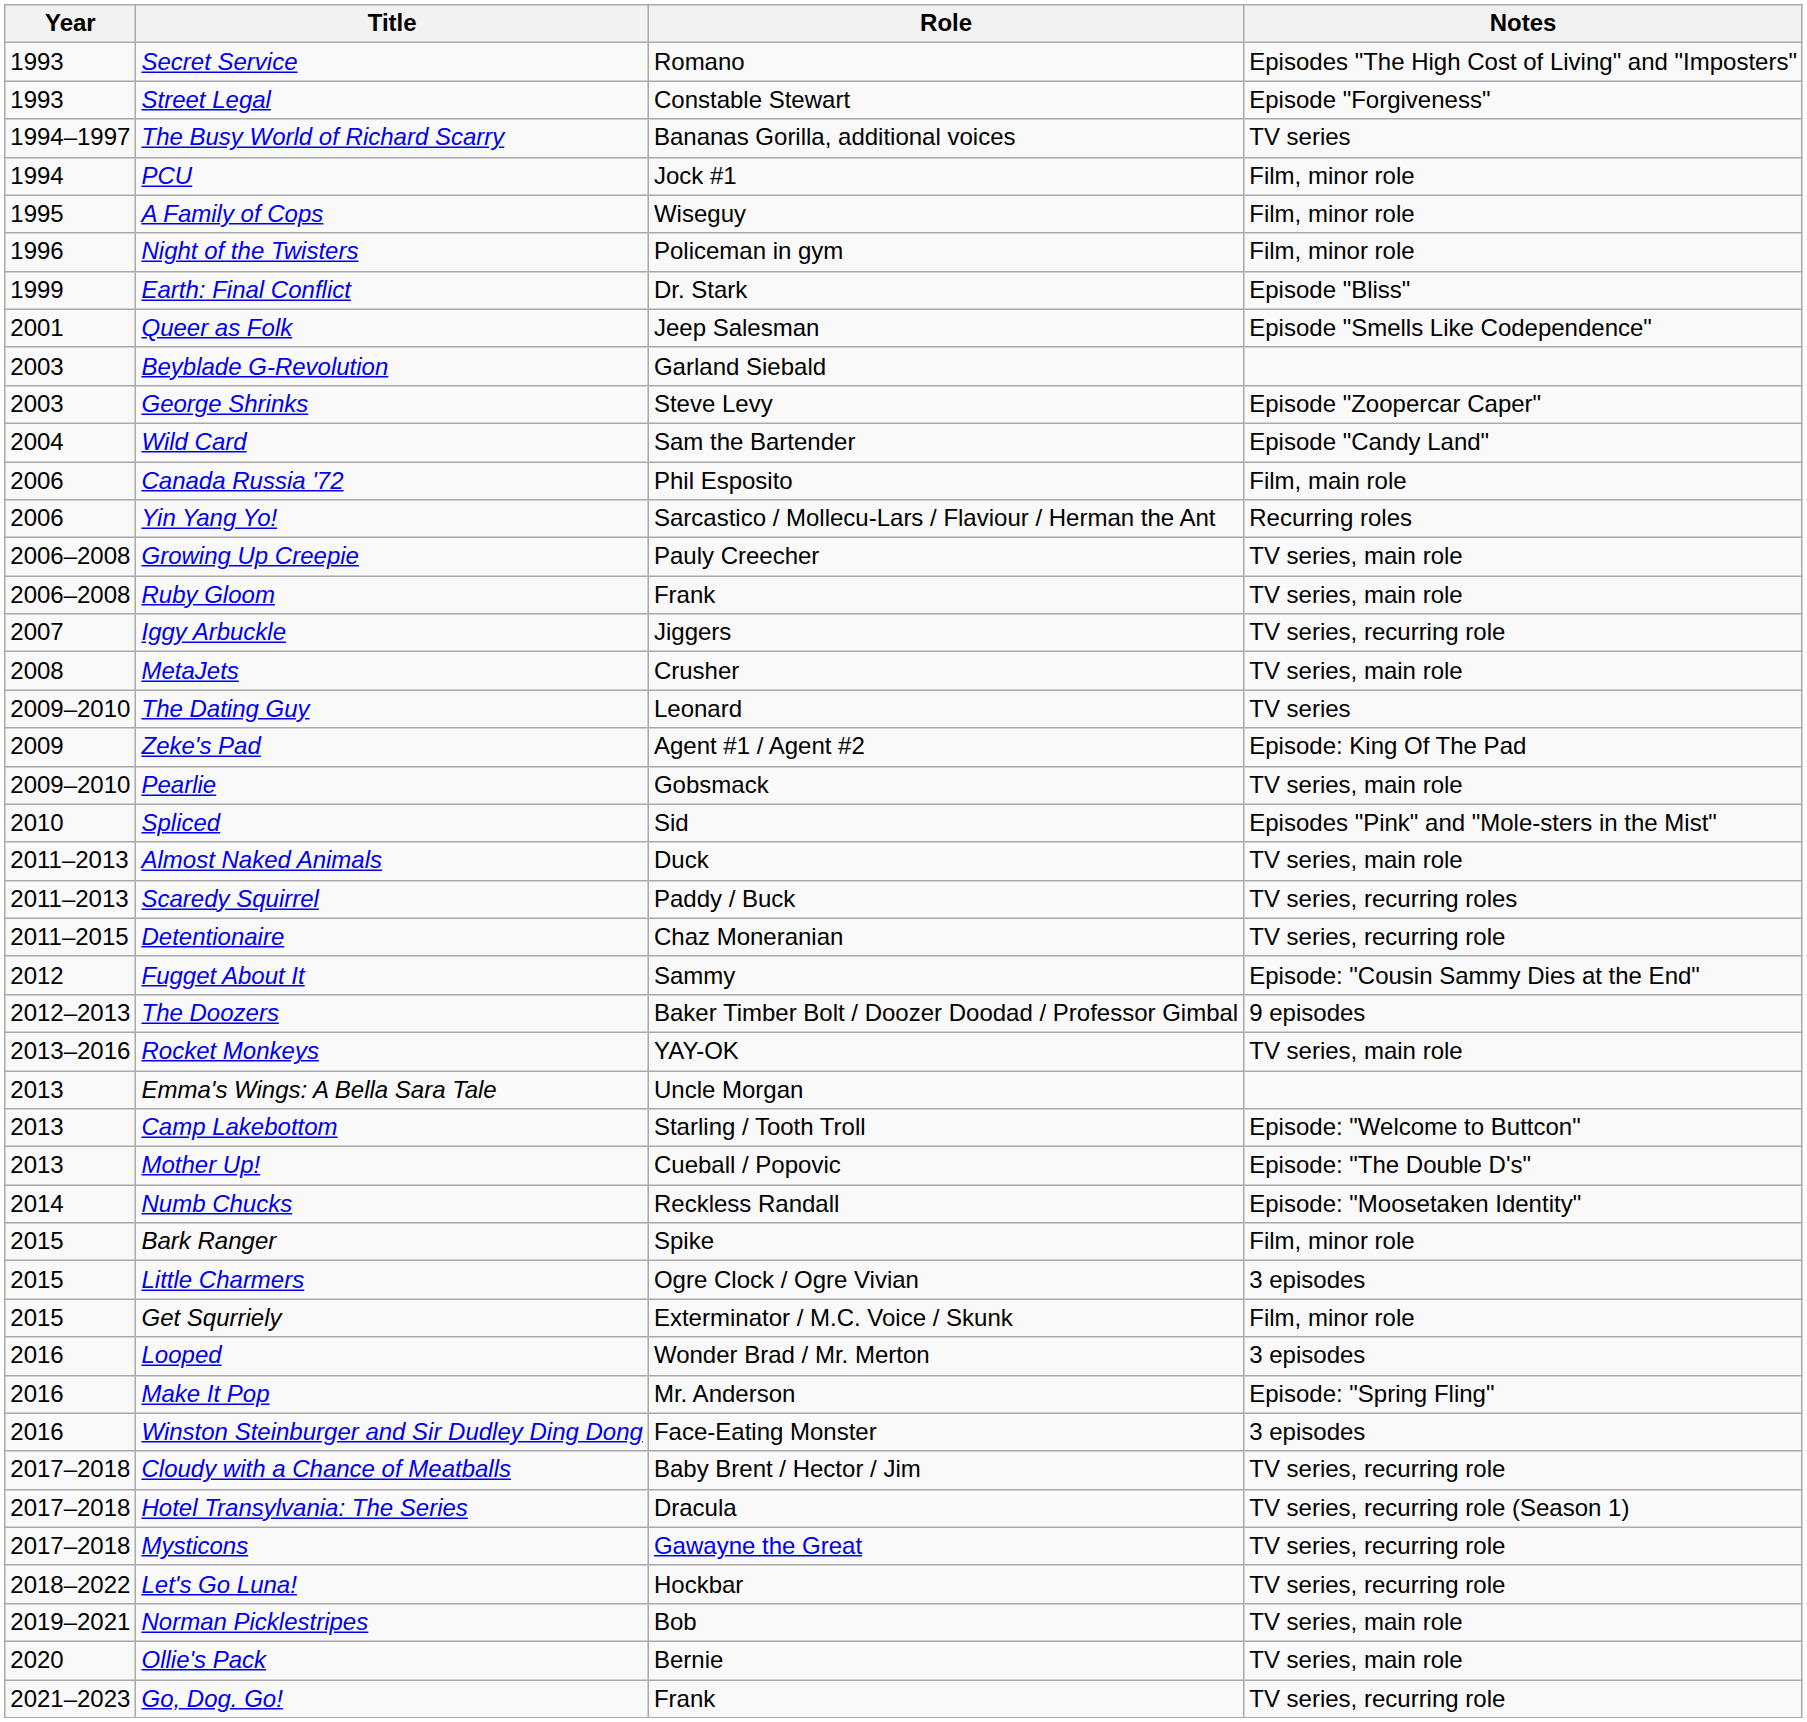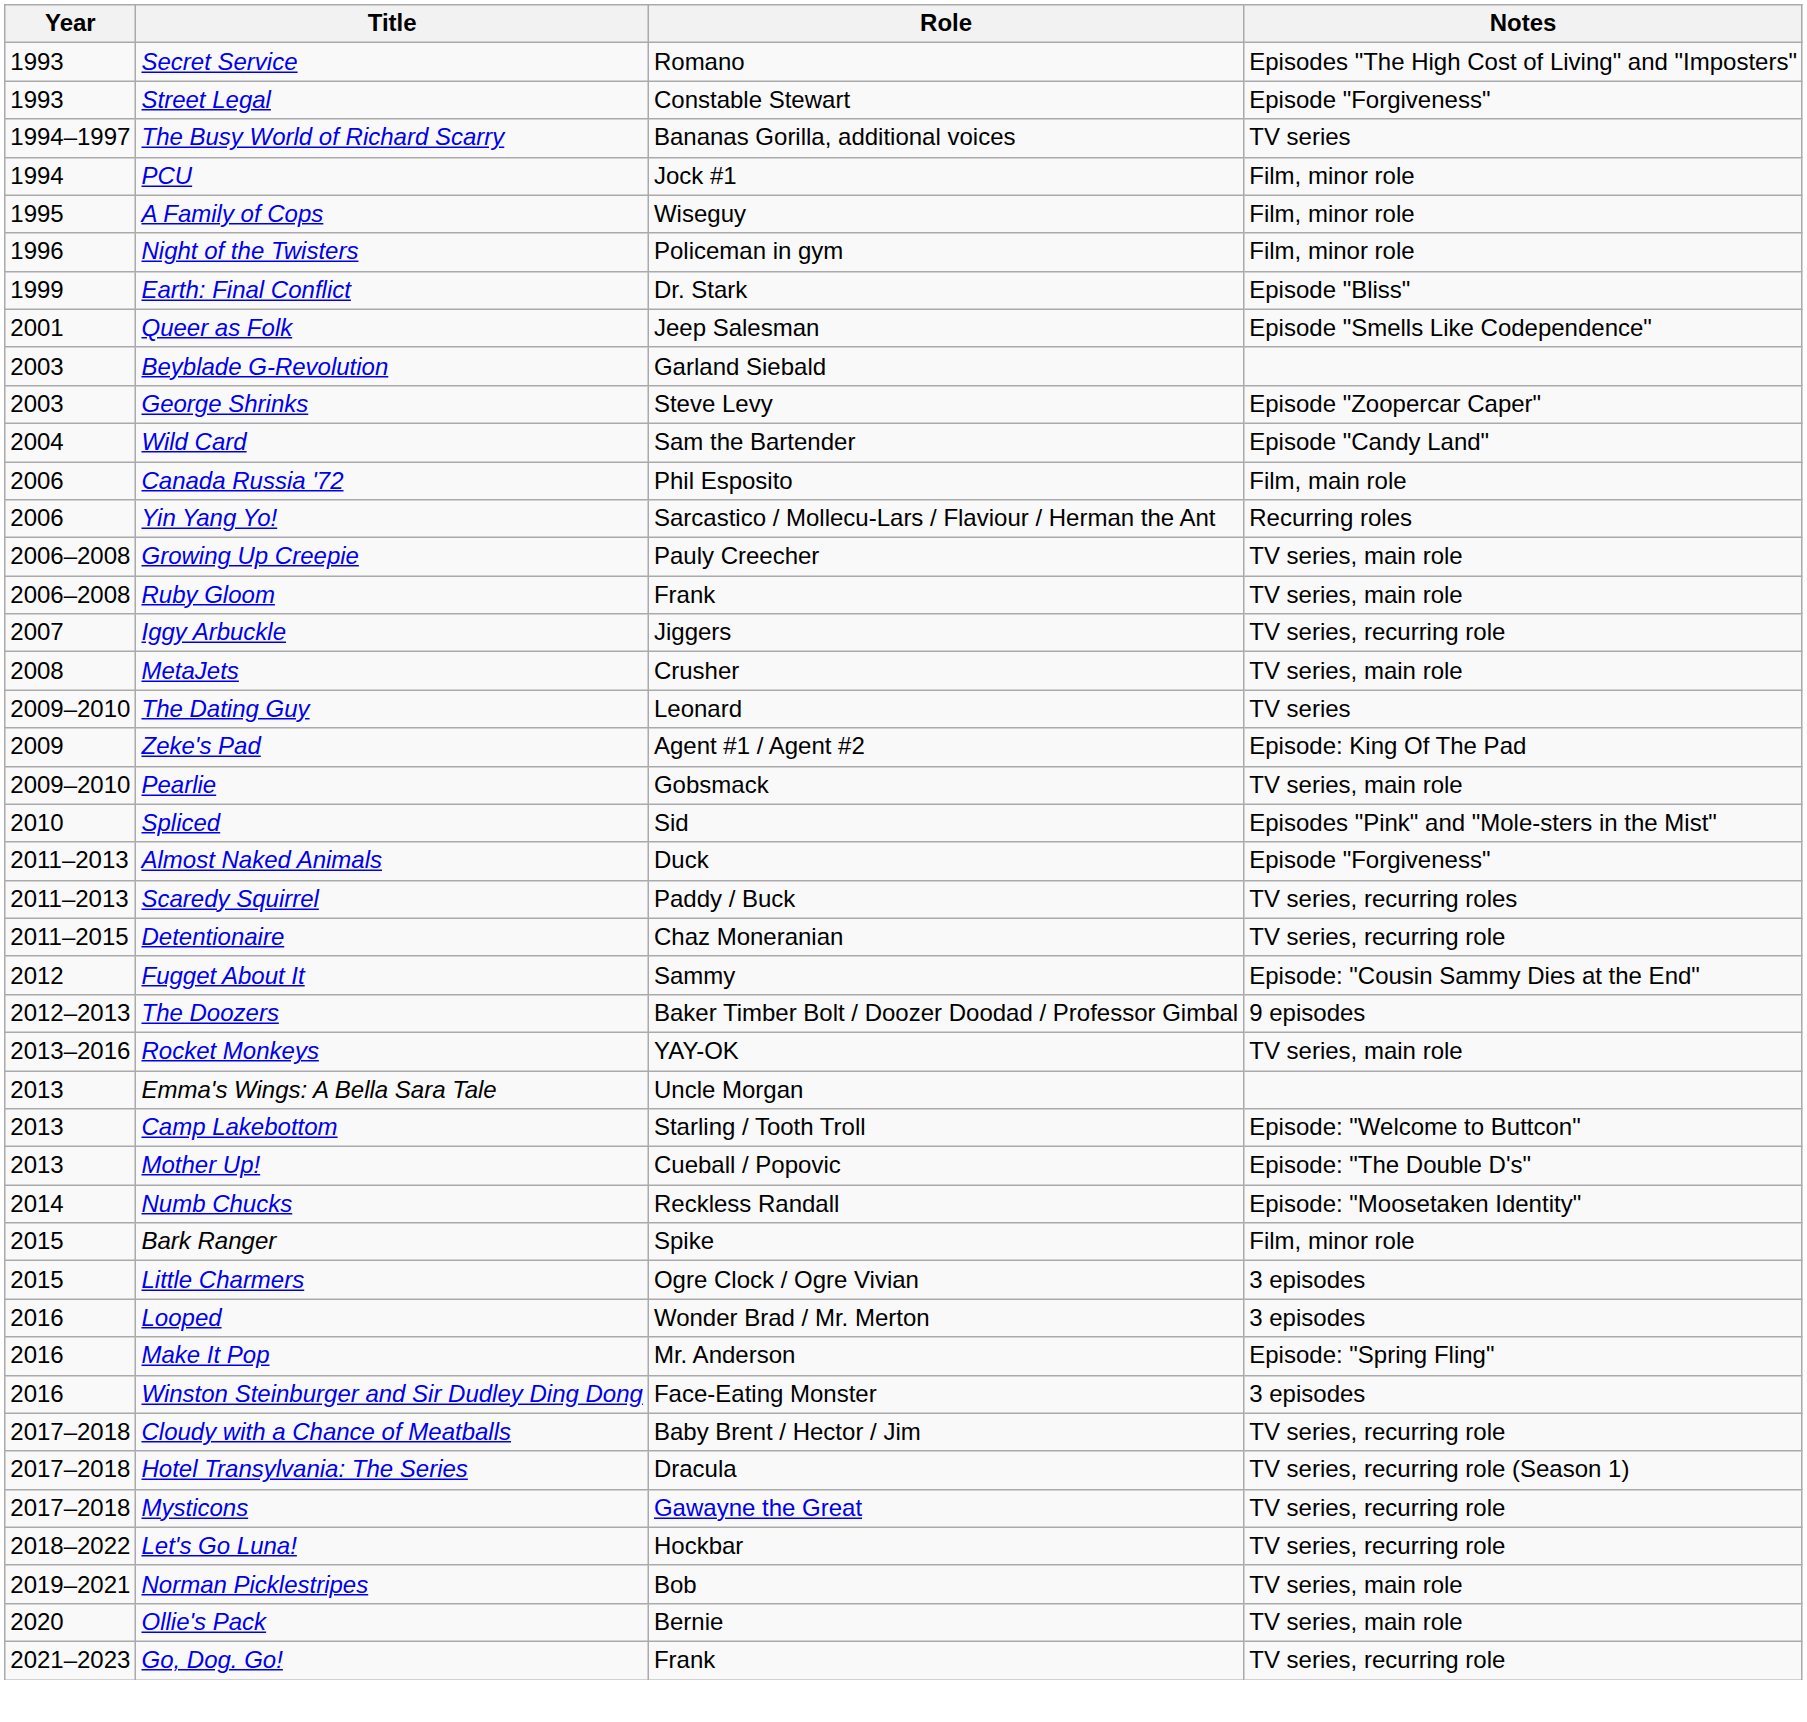(1356, 860) TV series, main role -> (1370, 860) Episode "Forgiveness"
- row: (212, 1317)
